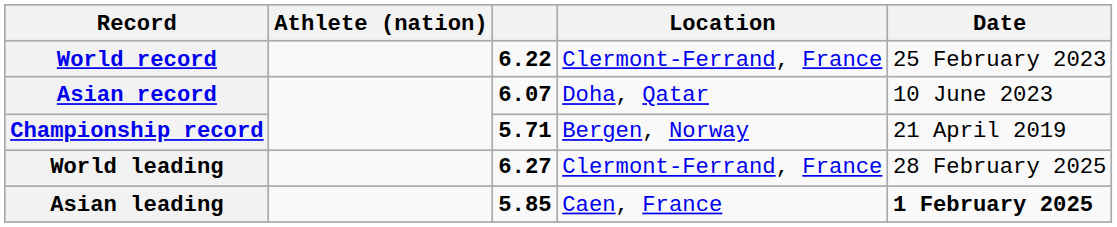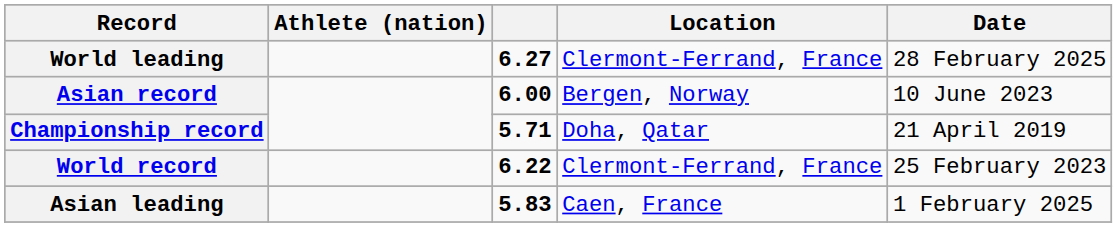rows swapped: (137, 59) <-> (137, 168)
(525, 95) 6.07 -> (525, 95) 6.00
(636, 95) Doha, Qatar -> (656, 95) Bergen, Norway
(656, 132) Bergen, Norway -> (636, 132) Doha, Qatar
(525, 204) 5.85 -> (525, 204) 5.83
(993, 204) bold -> (993, 204) normal
